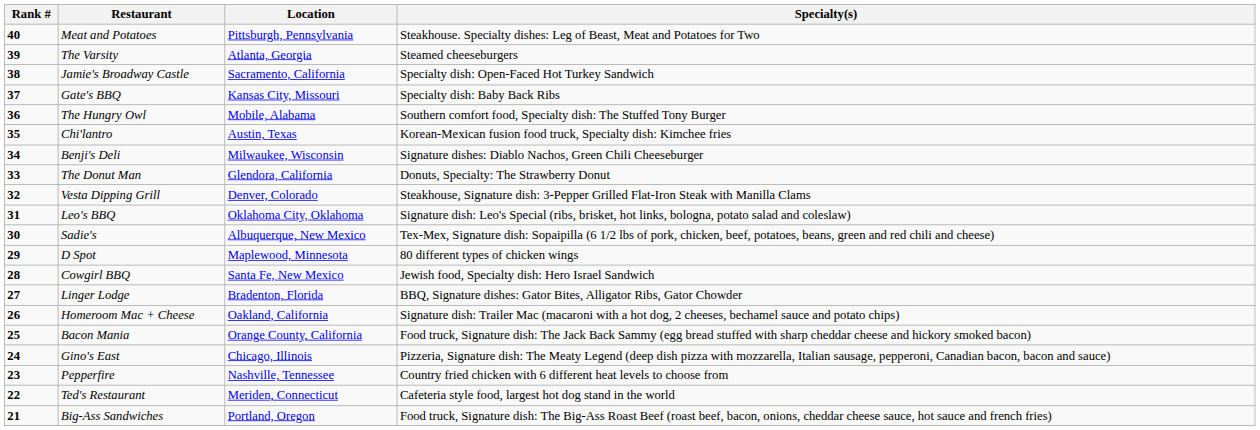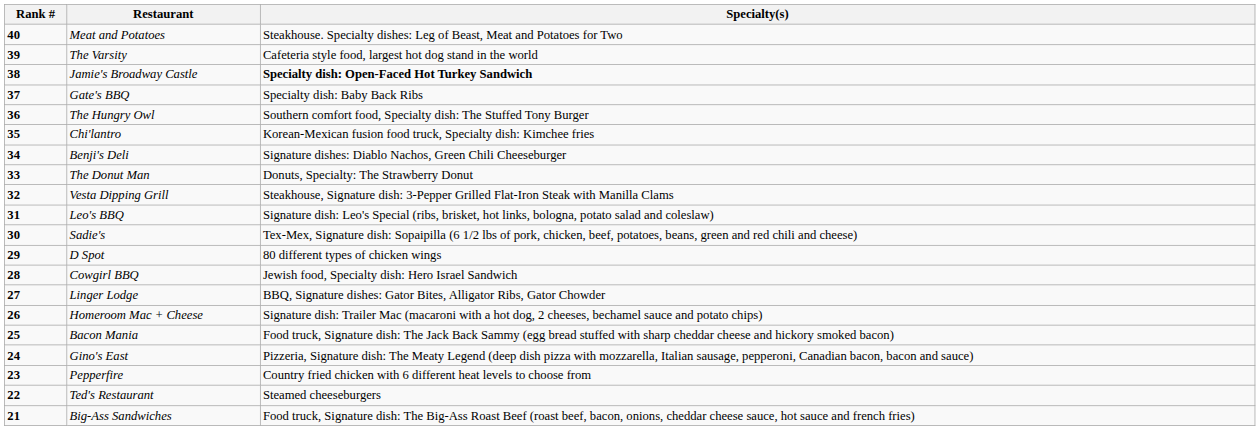- column: (311, 14)
(459, 54) Steamed cheeseburgers -> (400, 54) Cafeteria style food, largest hot dog stand in the world
(527, 74) normal -> (398, 74) bold
(537, 395) Cafeteria style food, largest hot dog stand in the world -> (322, 395) Steamed cheeseburgers
